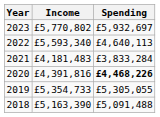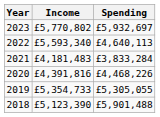(124, 74) bold -> (124, 74) normal
(63, 105) £5,163,390 -> (63, 105) £5,123,390
(124, 105) £5,091,488 -> (124, 105) £5,901,488
